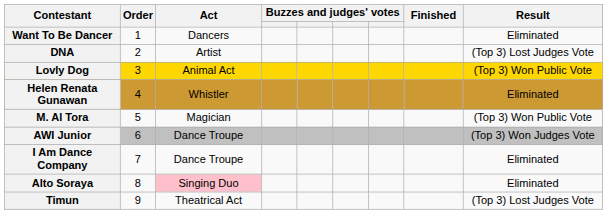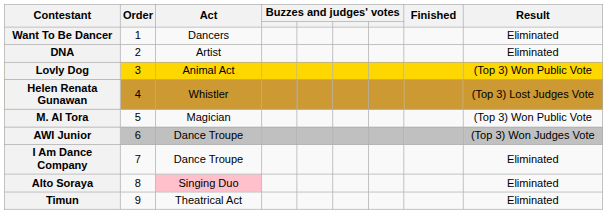(533, 53) (Top 3) Lost Judges Vote -> (533, 53) Eliminated
(533, 94) Eliminated -> (533, 94) (Top 3) Lost Judges Vote
(533, 200) (Top 3) Lost Judges Vote -> (533, 200) Eliminated
